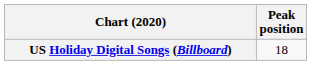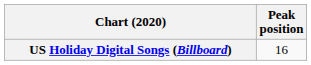(282, 49) 18 -> (282, 49) 16
